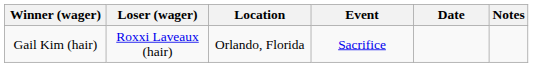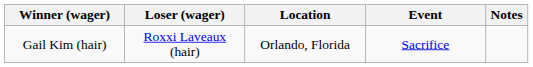- column: (451, 15)
